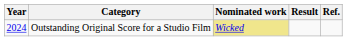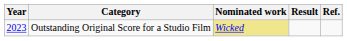(17, 28) 2024 -> (17, 28) 2023
